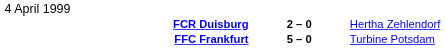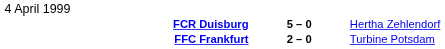(299, 25) 2 – 0 -> (299, 25) 5 – 0
(299, 39) 5 – 0 -> (299, 39) 2 – 0
